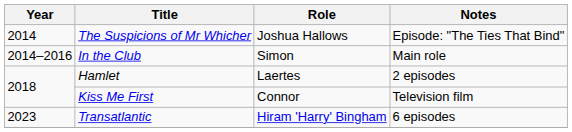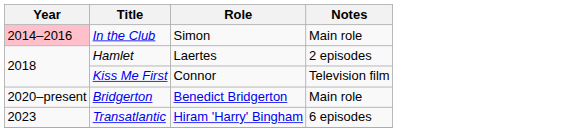- row: (165, 35)
(40, 55) no background -> (40, 35) pink background
+ row: (123, 96)
